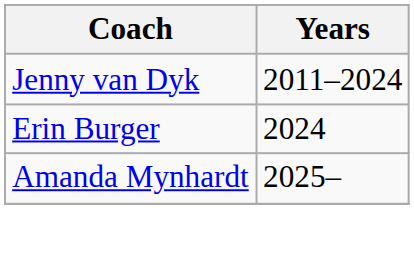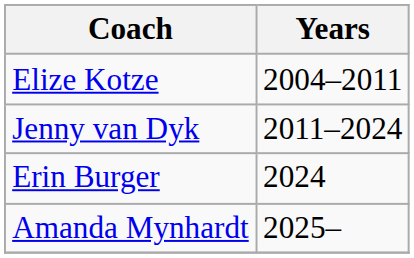+ row: (85, 78)
